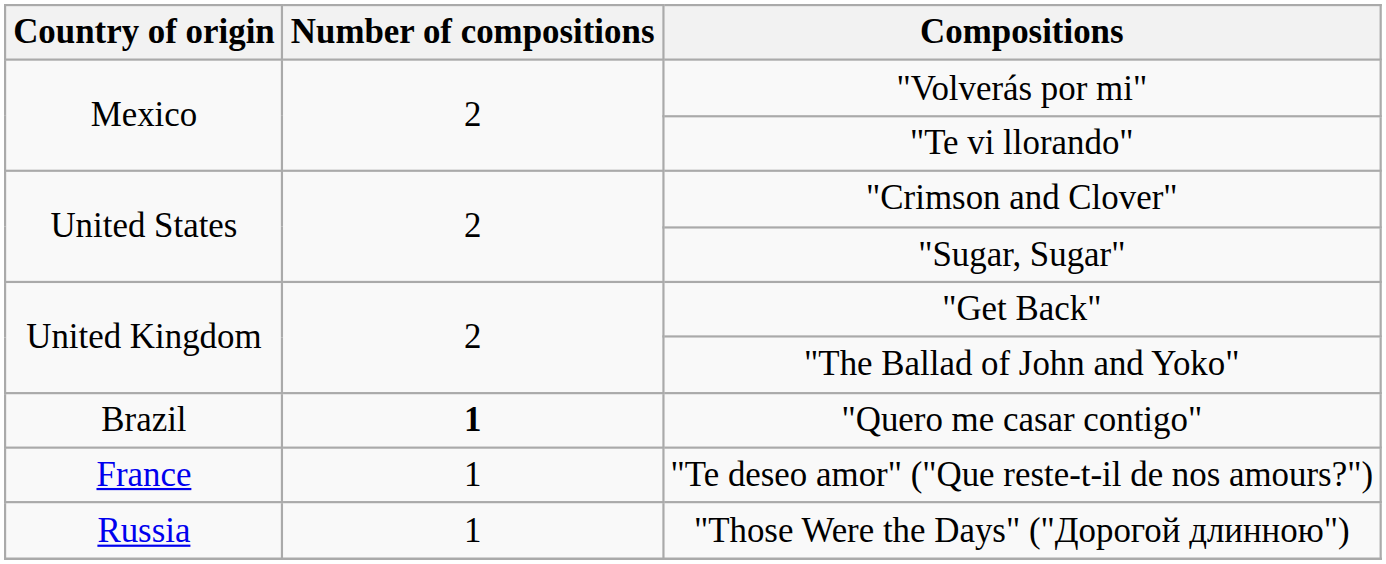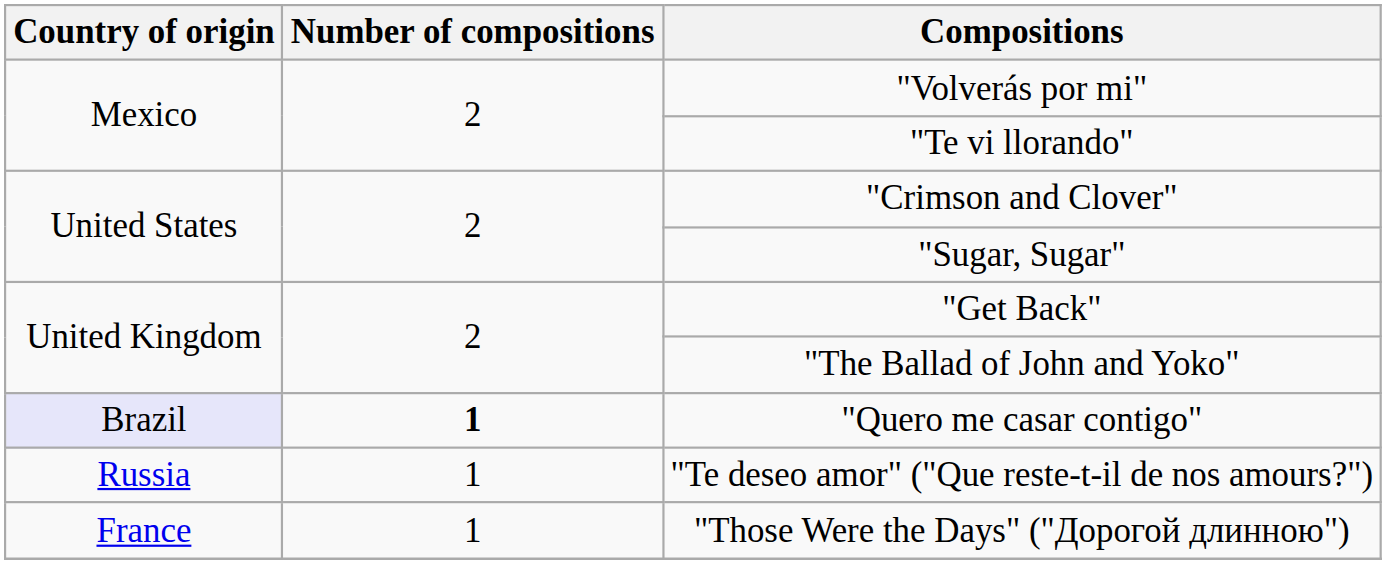(144, 419) no background -> (144, 419) lavender background
(144, 474) France -> (144, 474) Russia
(144, 530) Russia -> (144, 530) France
